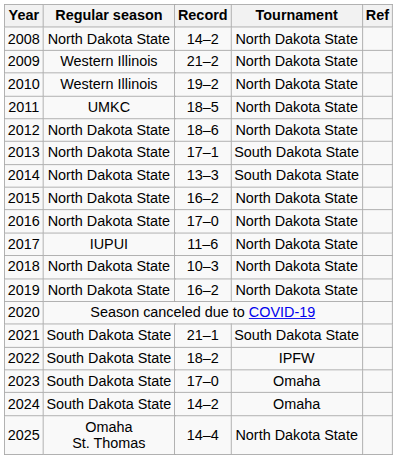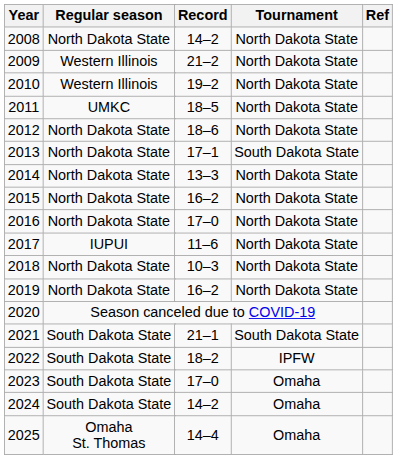(297, 175) South Dakota State -> (297, 175) North Dakota State
(297, 435) North Dakota State -> (297, 435) Omaha
